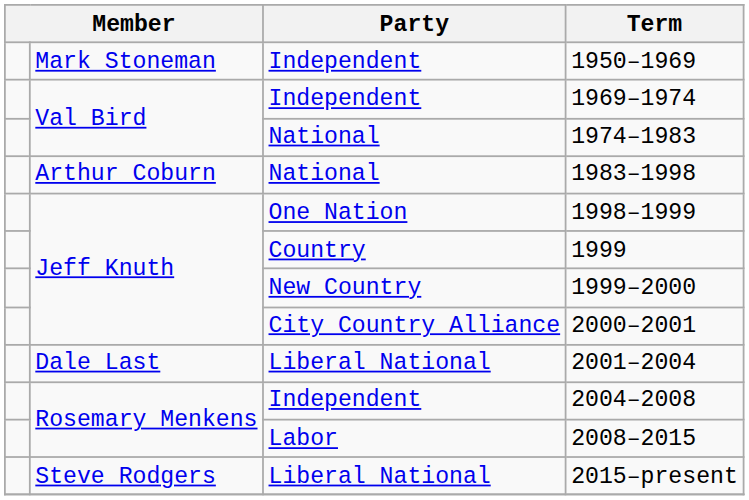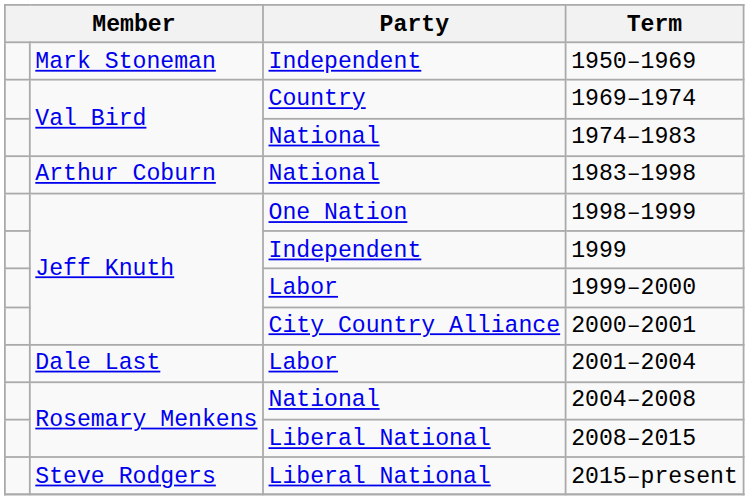(345, 99) Independent -> (317, 99) Country
(317, 250) Country -> (345, 250) Independent
(345, 288) New Country -> (303, 288) Labor
(380, 363) Liberal National -> (303, 363) Labor
(345, 401) Independent -> (324, 401) National
(303, 439) Labor -> (380, 439) Liberal National
